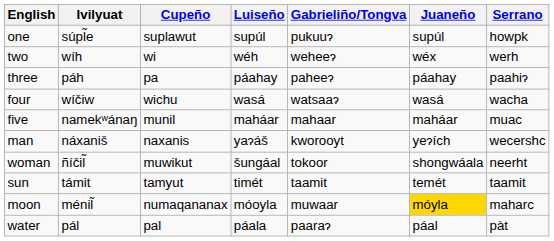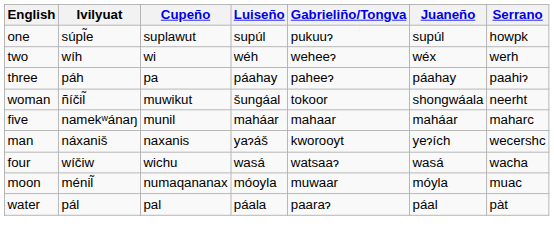rows swapped: (19, 99) <-> (29, 162)
(506, 120) muac -> (512, 120) maharc
- row: (18, 183)
(430, 204) gold background -> (430, 183) no background
(512, 204) maharc -> (506, 183) muac
